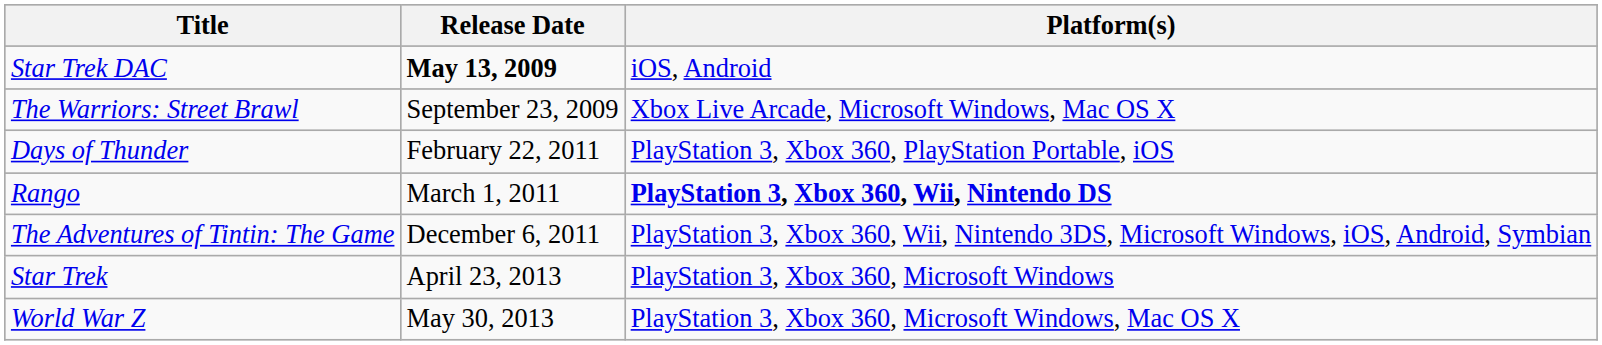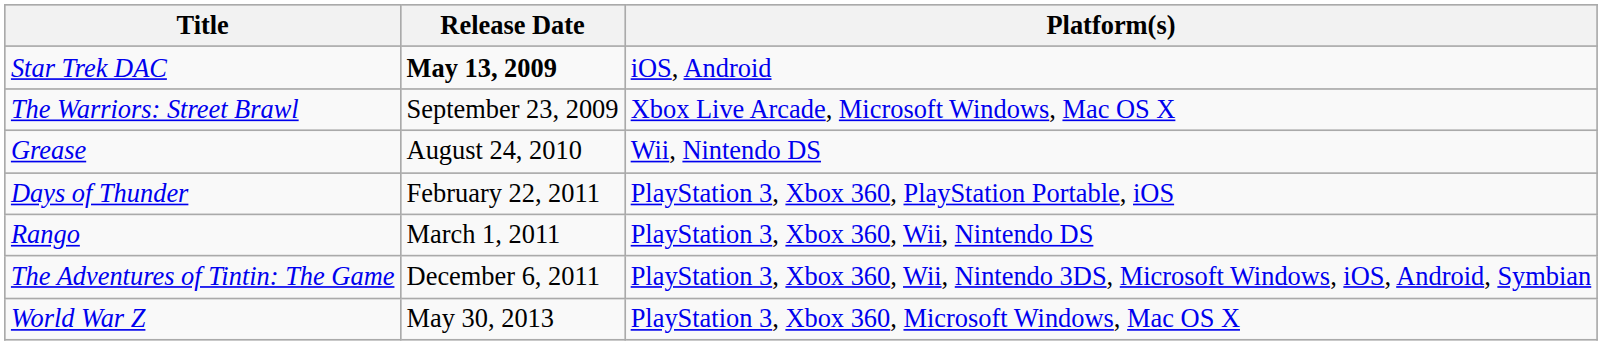+ row: (49, 151)
(871, 192) bold -> (862, 234) normal
- row: (59, 276)
